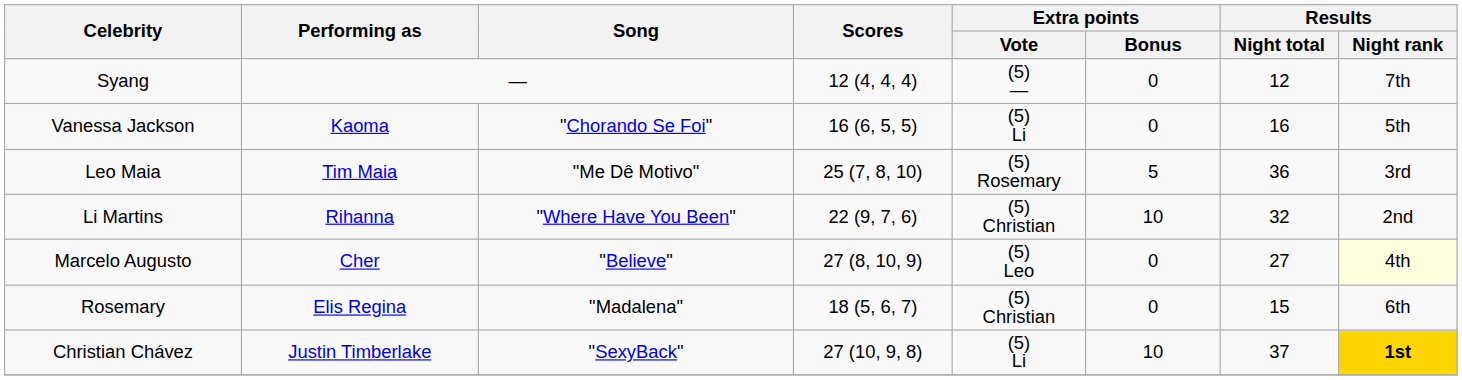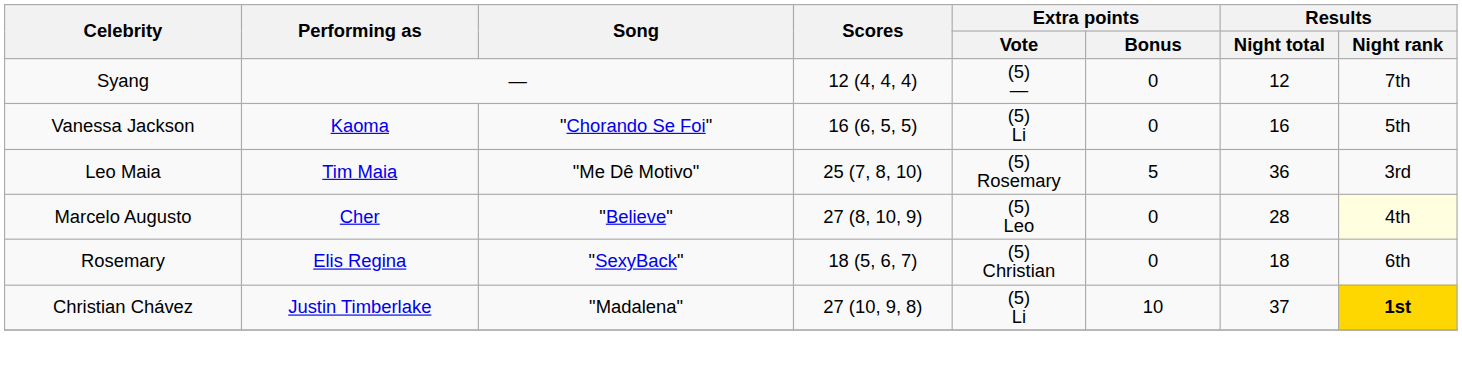- row: (123, 216)
(1279, 262) 27 -> (1279, 216) 28
(636, 307) "Madalena" -> (636, 262) "SexyBack"
(1279, 307) 15 -> (1279, 262) 18
(636, 352) "SexyBack" -> (636, 307) "Madalena"
